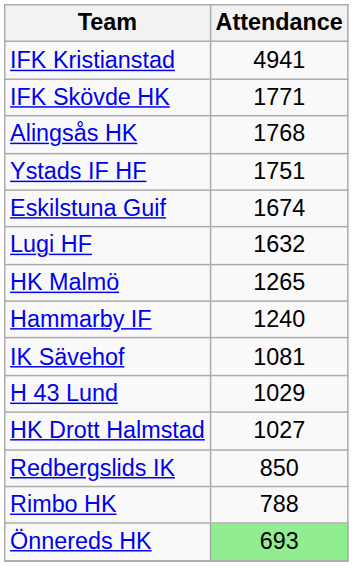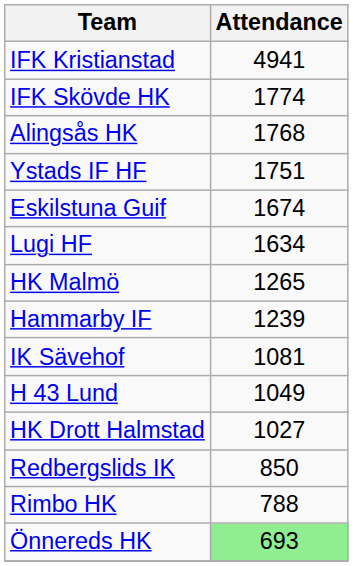(279, 97) 1771 -> (279, 97) 1774
(279, 245) 1632 -> (279, 245) 1634
(279, 319) 1240 -> (279, 319) 1239
(279, 393) 1029 -> (279, 393) 1049
